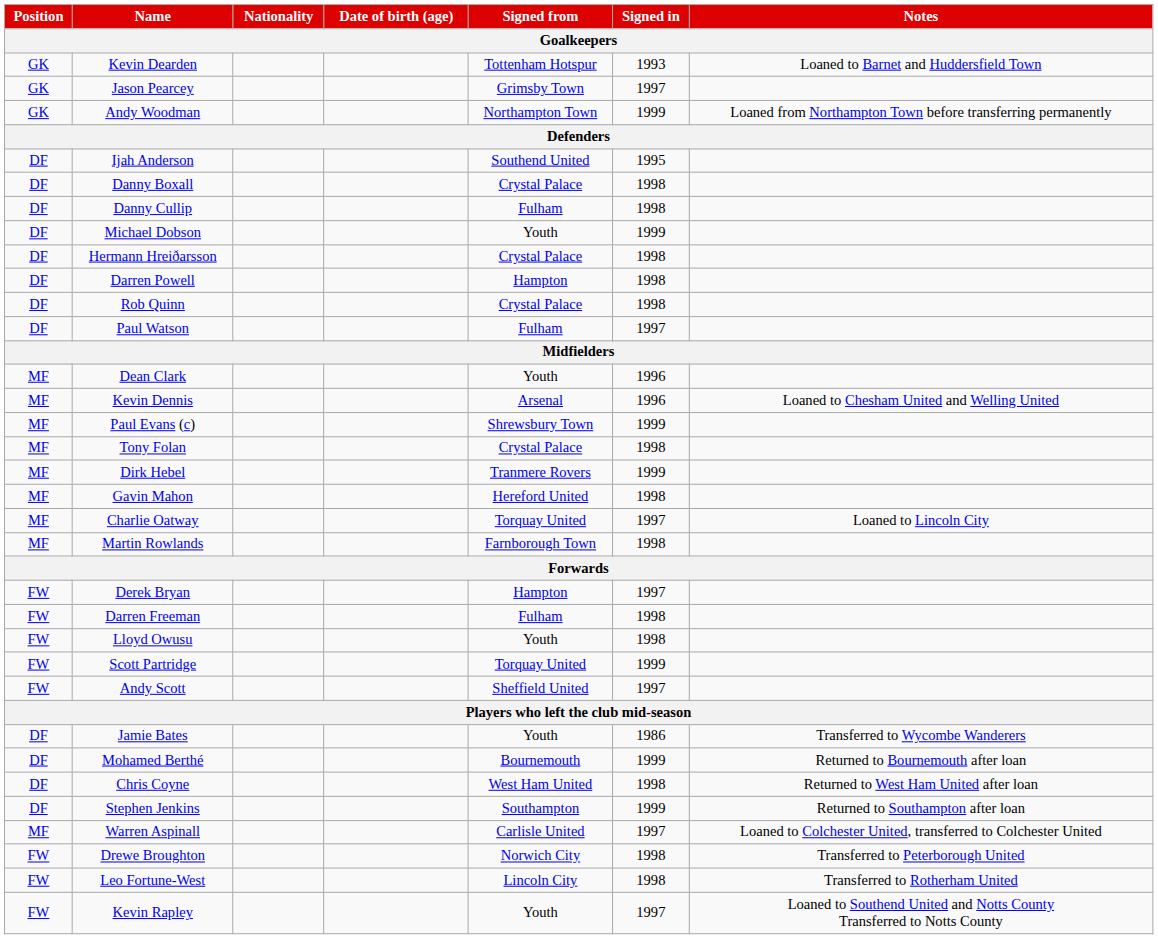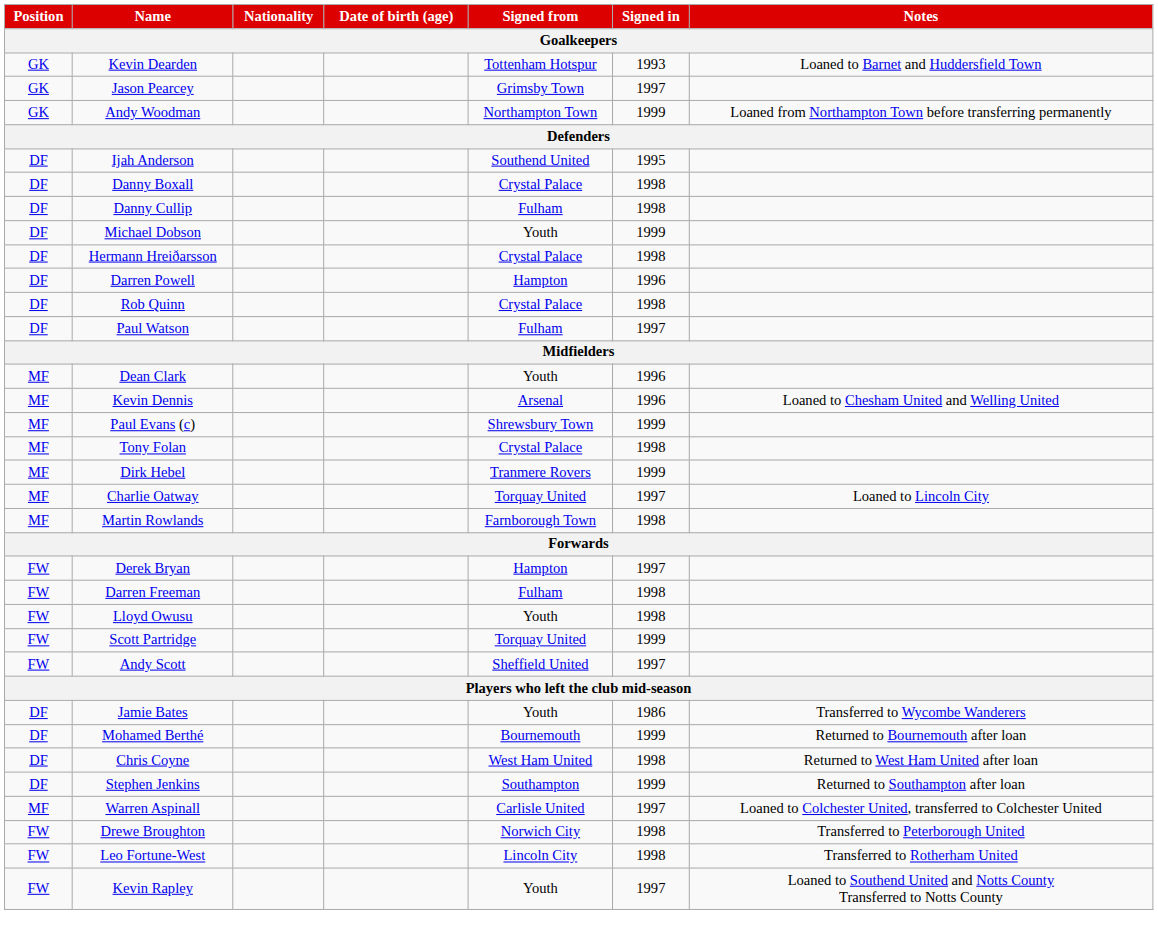(651, 280) 1998 -> (651, 280) 1996
- row: (153, 496)
